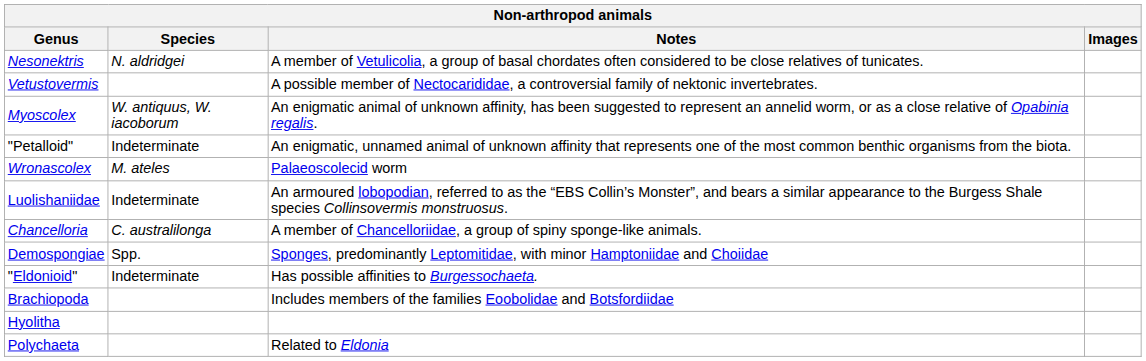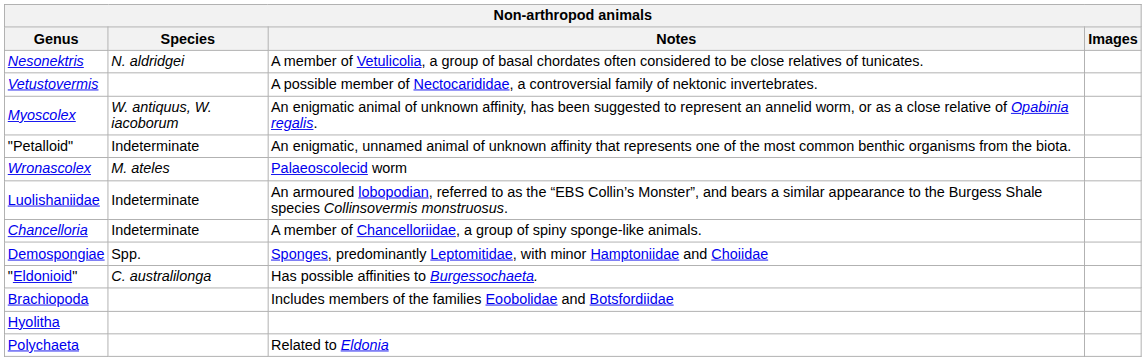(161, 231) C. australilonga -> (155, 231) Indeterminate
(155, 276) Indeterminate -> (161, 276) C. australilonga
